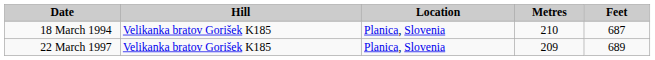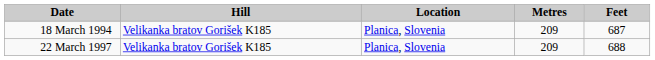(549, 30) 210 -> (549, 30) 209
(617, 47) 689 -> (617, 47) 688
